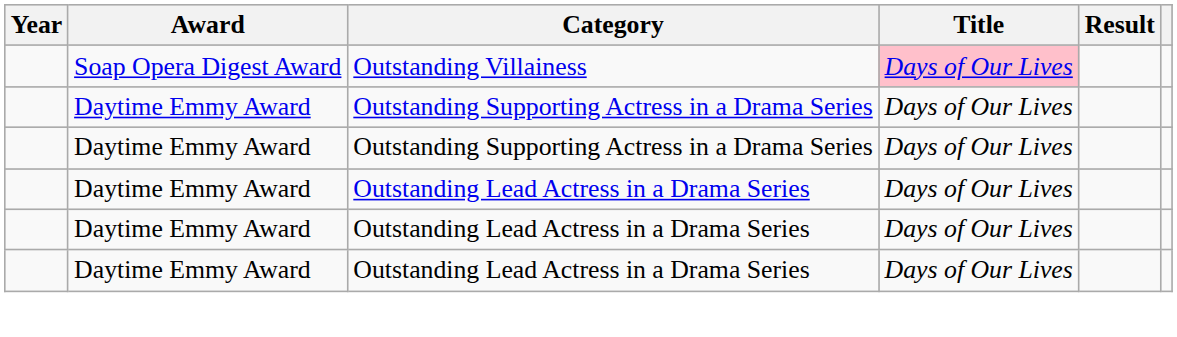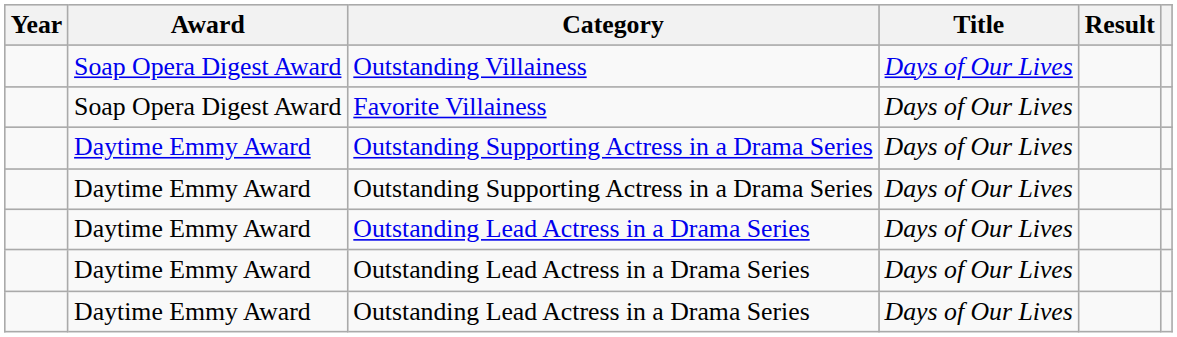(979, 65) pink background -> (979, 65) no background
+ row: (208, 106)
